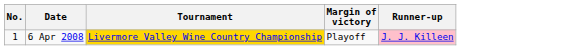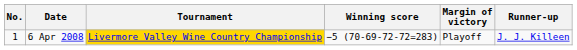+ column: (382, 17)
(417, 38) pink background -> (533, 38) no background
